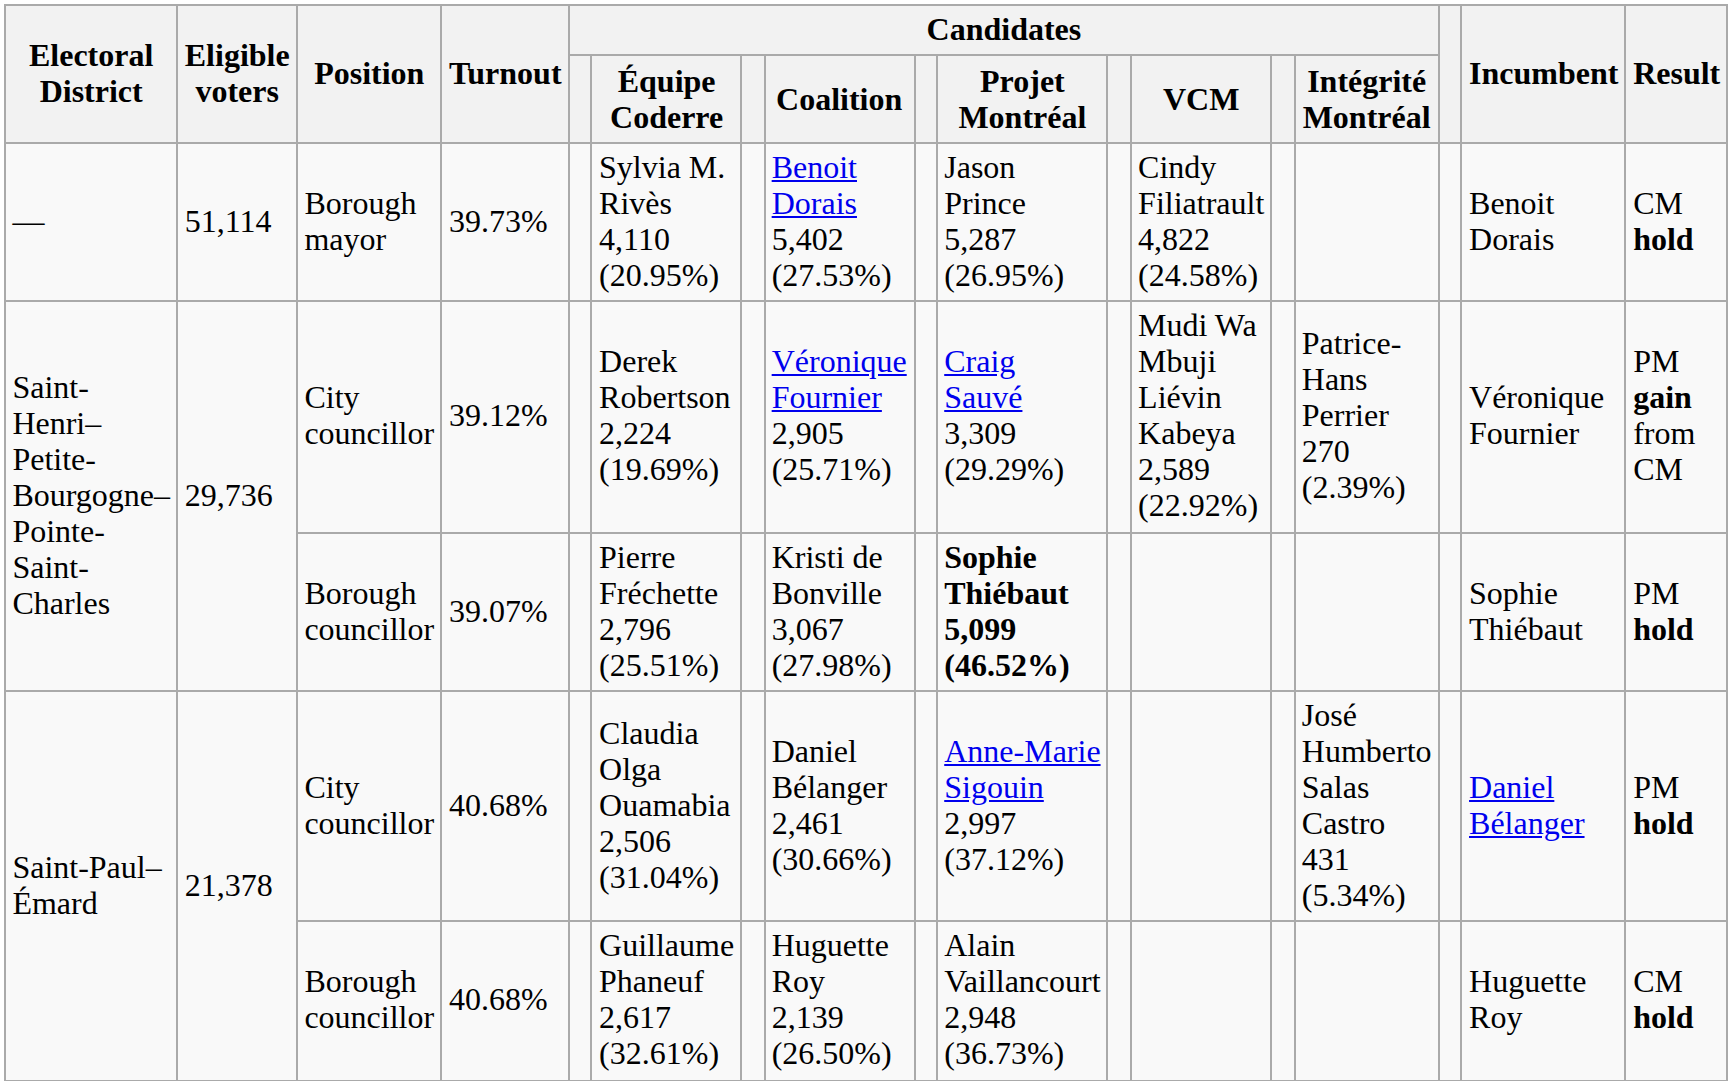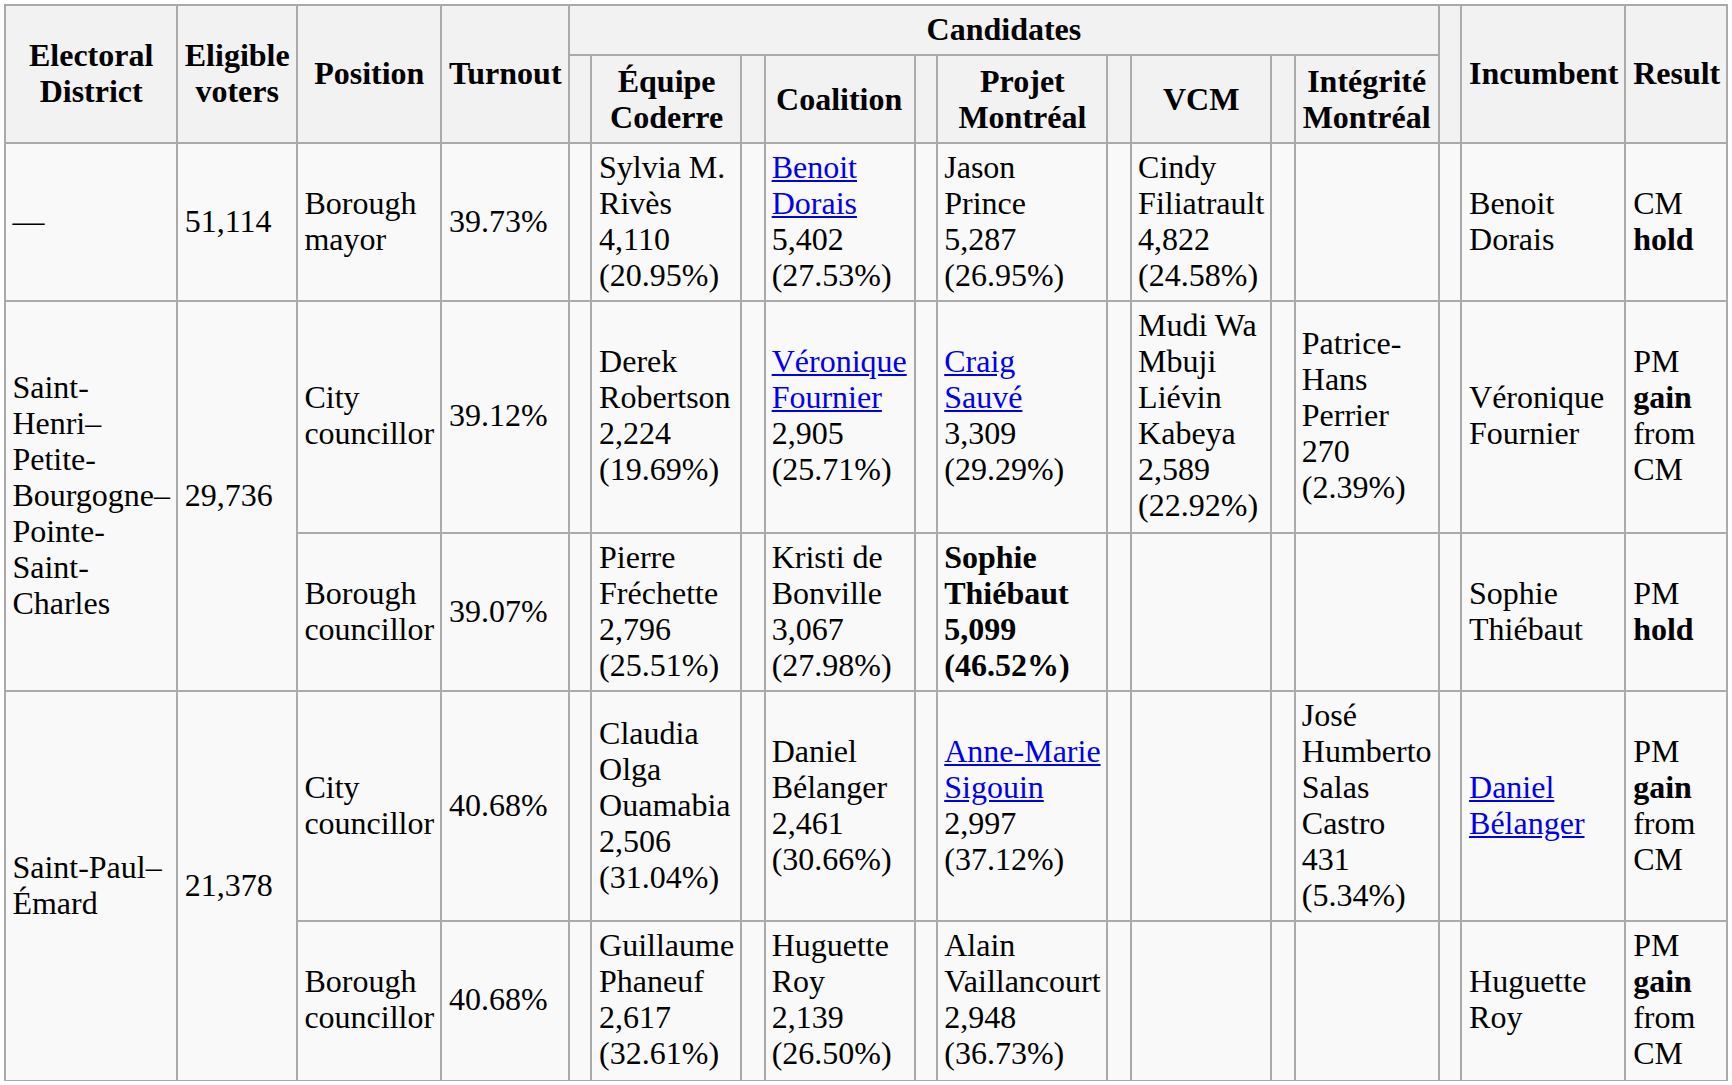(1663, 805) PM hold -> (1664, 805) PM gain from CM
(1663, 1000) CM hold -> (1664, 1000) PM gain from CM
